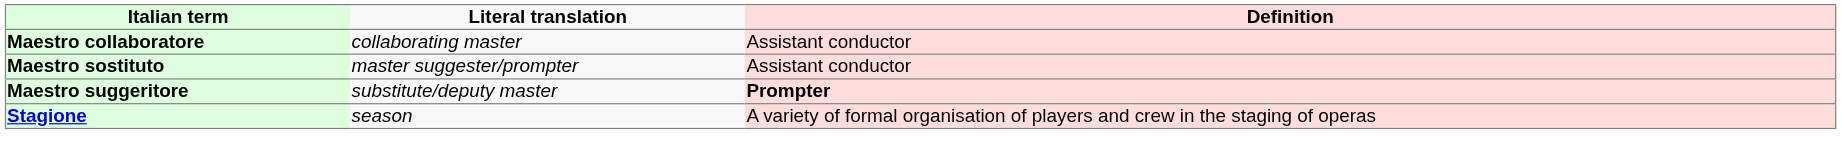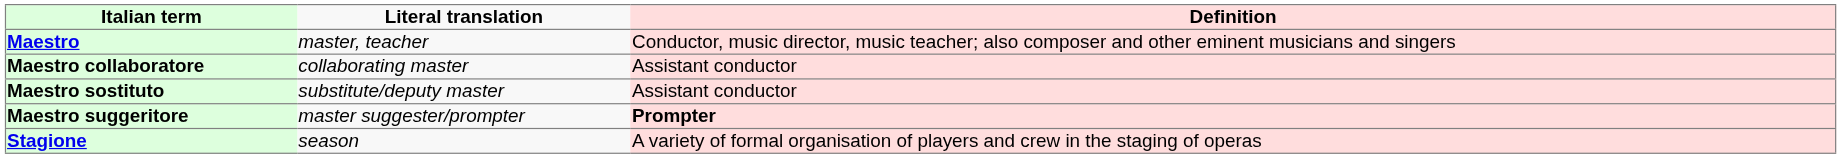+ row: (43, 41)
(465, 66) master suggester/prompter -> (401, 91) substitute/deputy master
(454, 91) substitute/deputy master -> (412, 116) master suggester/prompter
